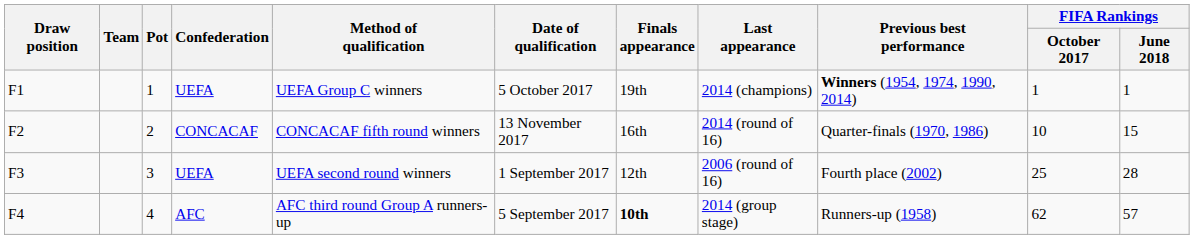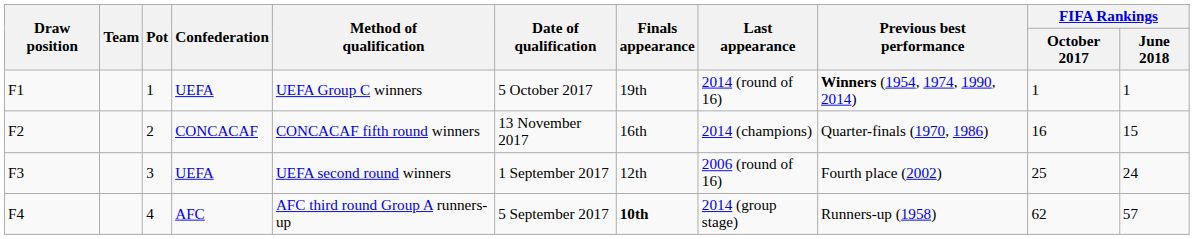(757, 90) 2014 (champions) -> (747, 90) 2014 (round of 16)
(747, 131) 2014 (round of 16) -> (757, 131) 2014 (champions)
(1039, 131) 10 -> (1039, 131) 16
(1130, 172) 28 -> (1130, 172) 24
